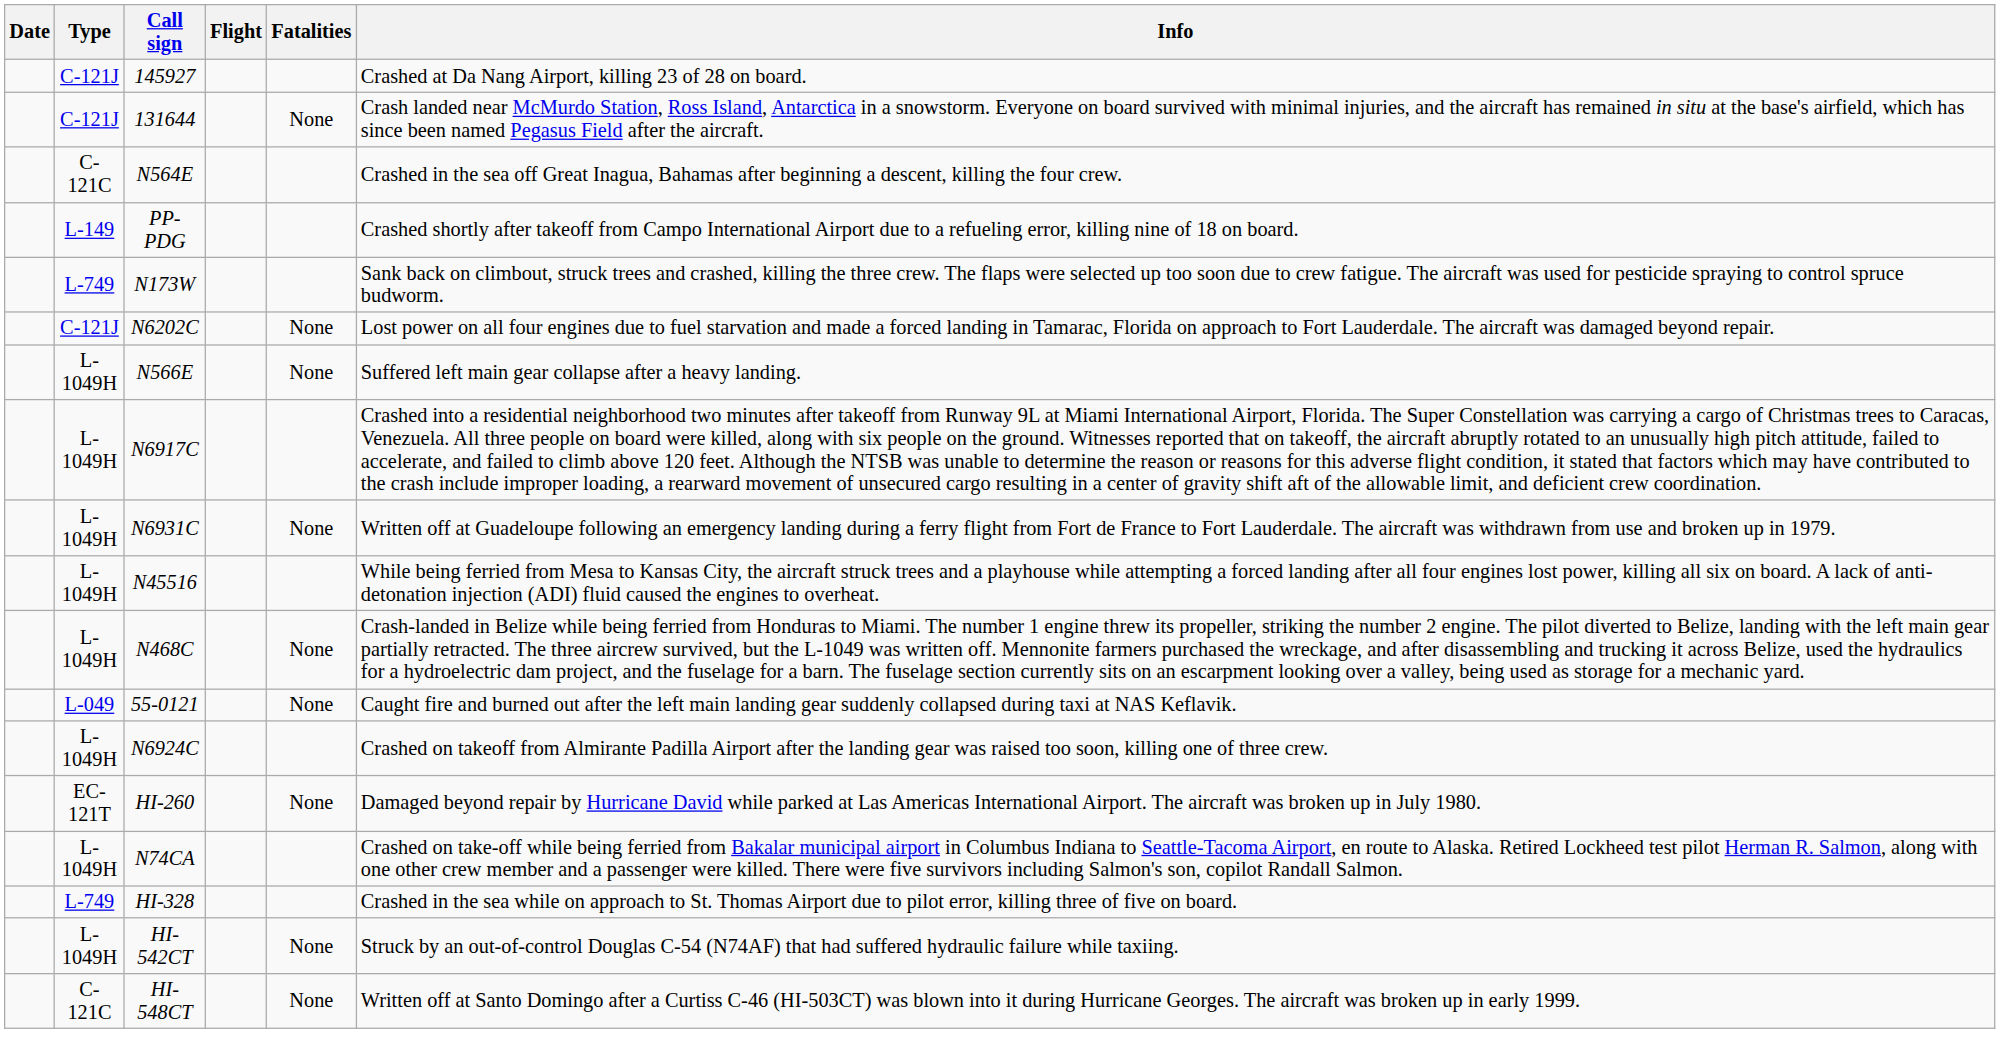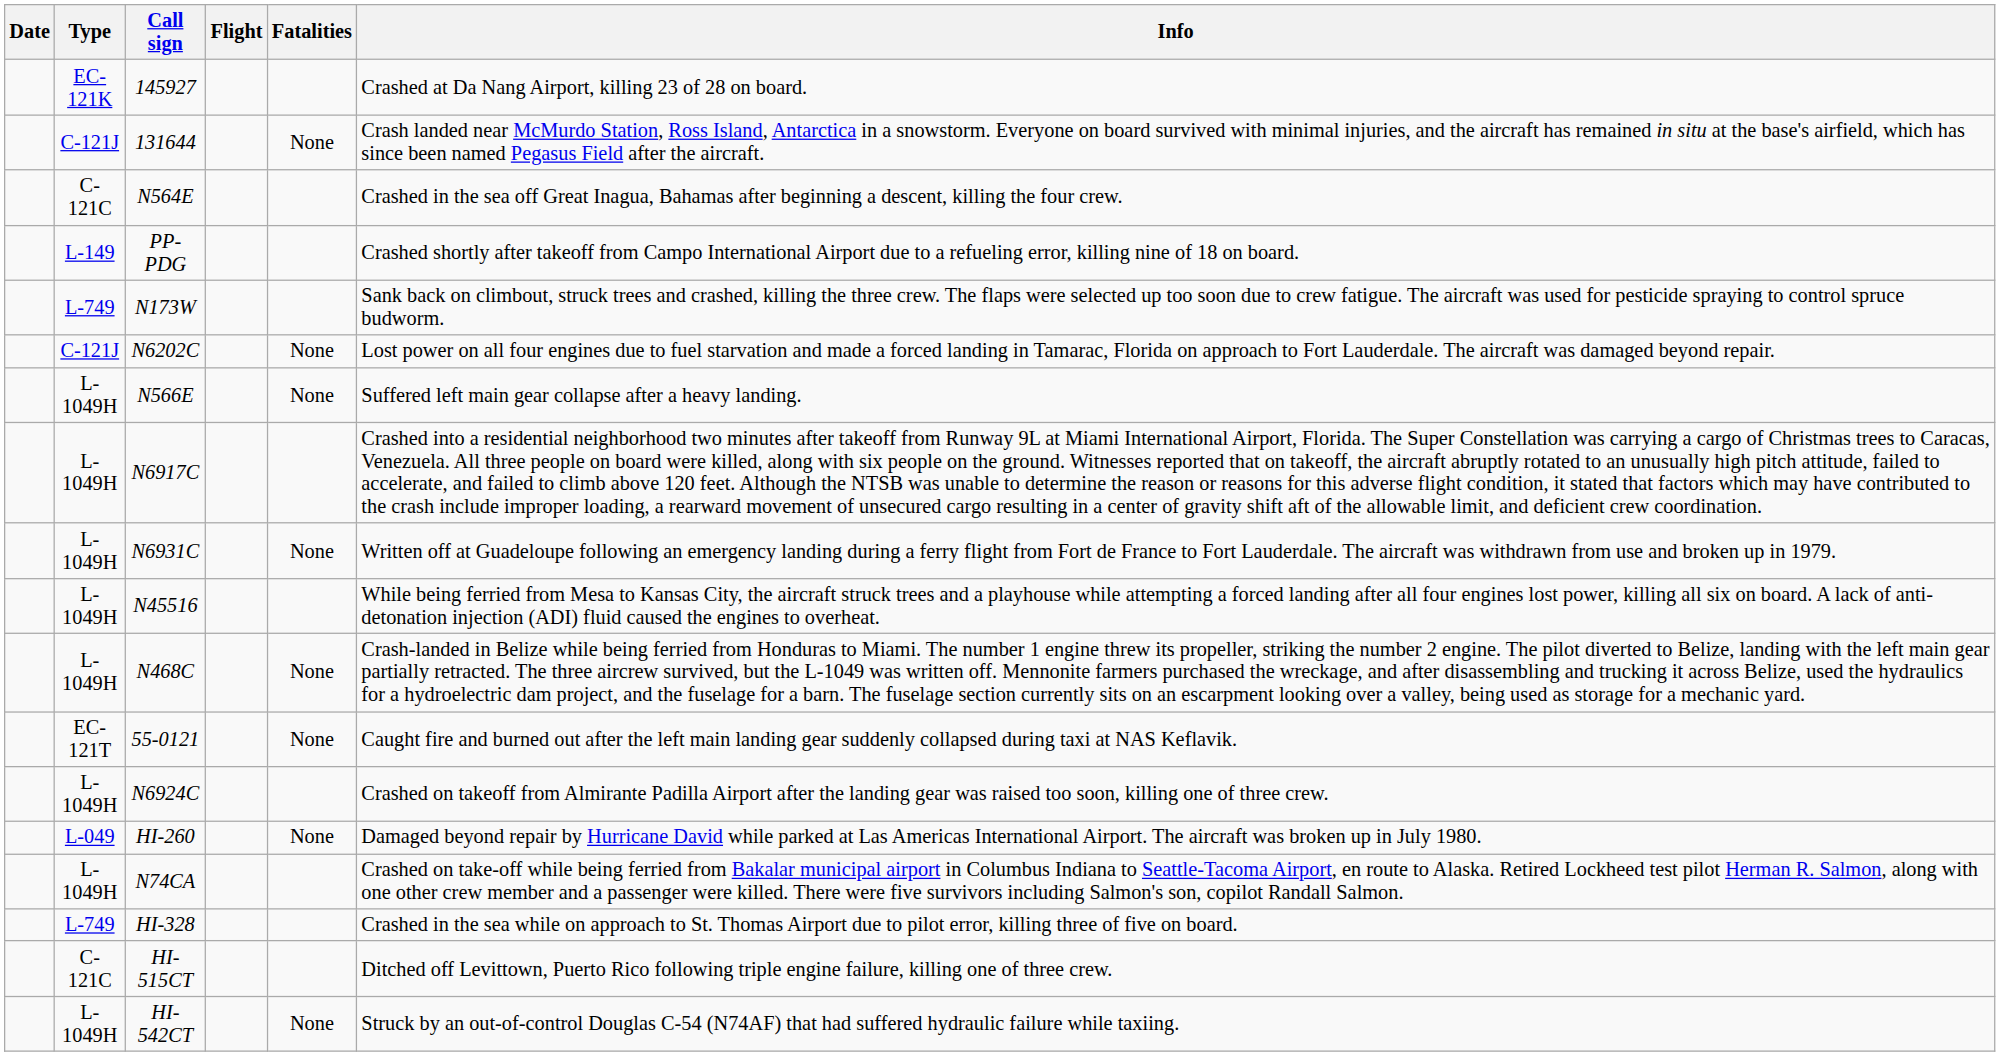(89, 75) C-121J -> (90, 87) EC-121K
(89, 704) L-049 -> (90, 738) EC-121T
(89, 803) EC-121T -> (90, 837) L-049
+ row: (165, 968)
- row: (165, 1000)
